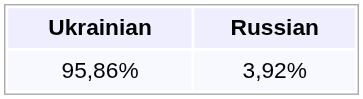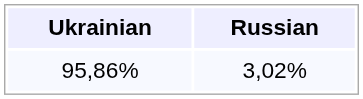(275, 70) 3,92% -> (275, 70) 3,02%
